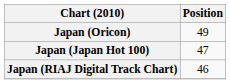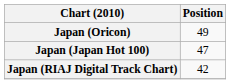(203, 69) 46 -> (203, 69) 42
